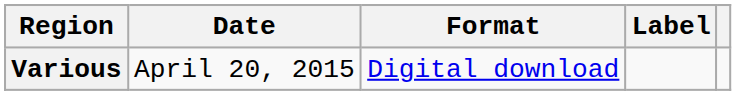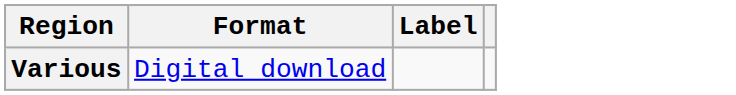- column: (244, 26)
